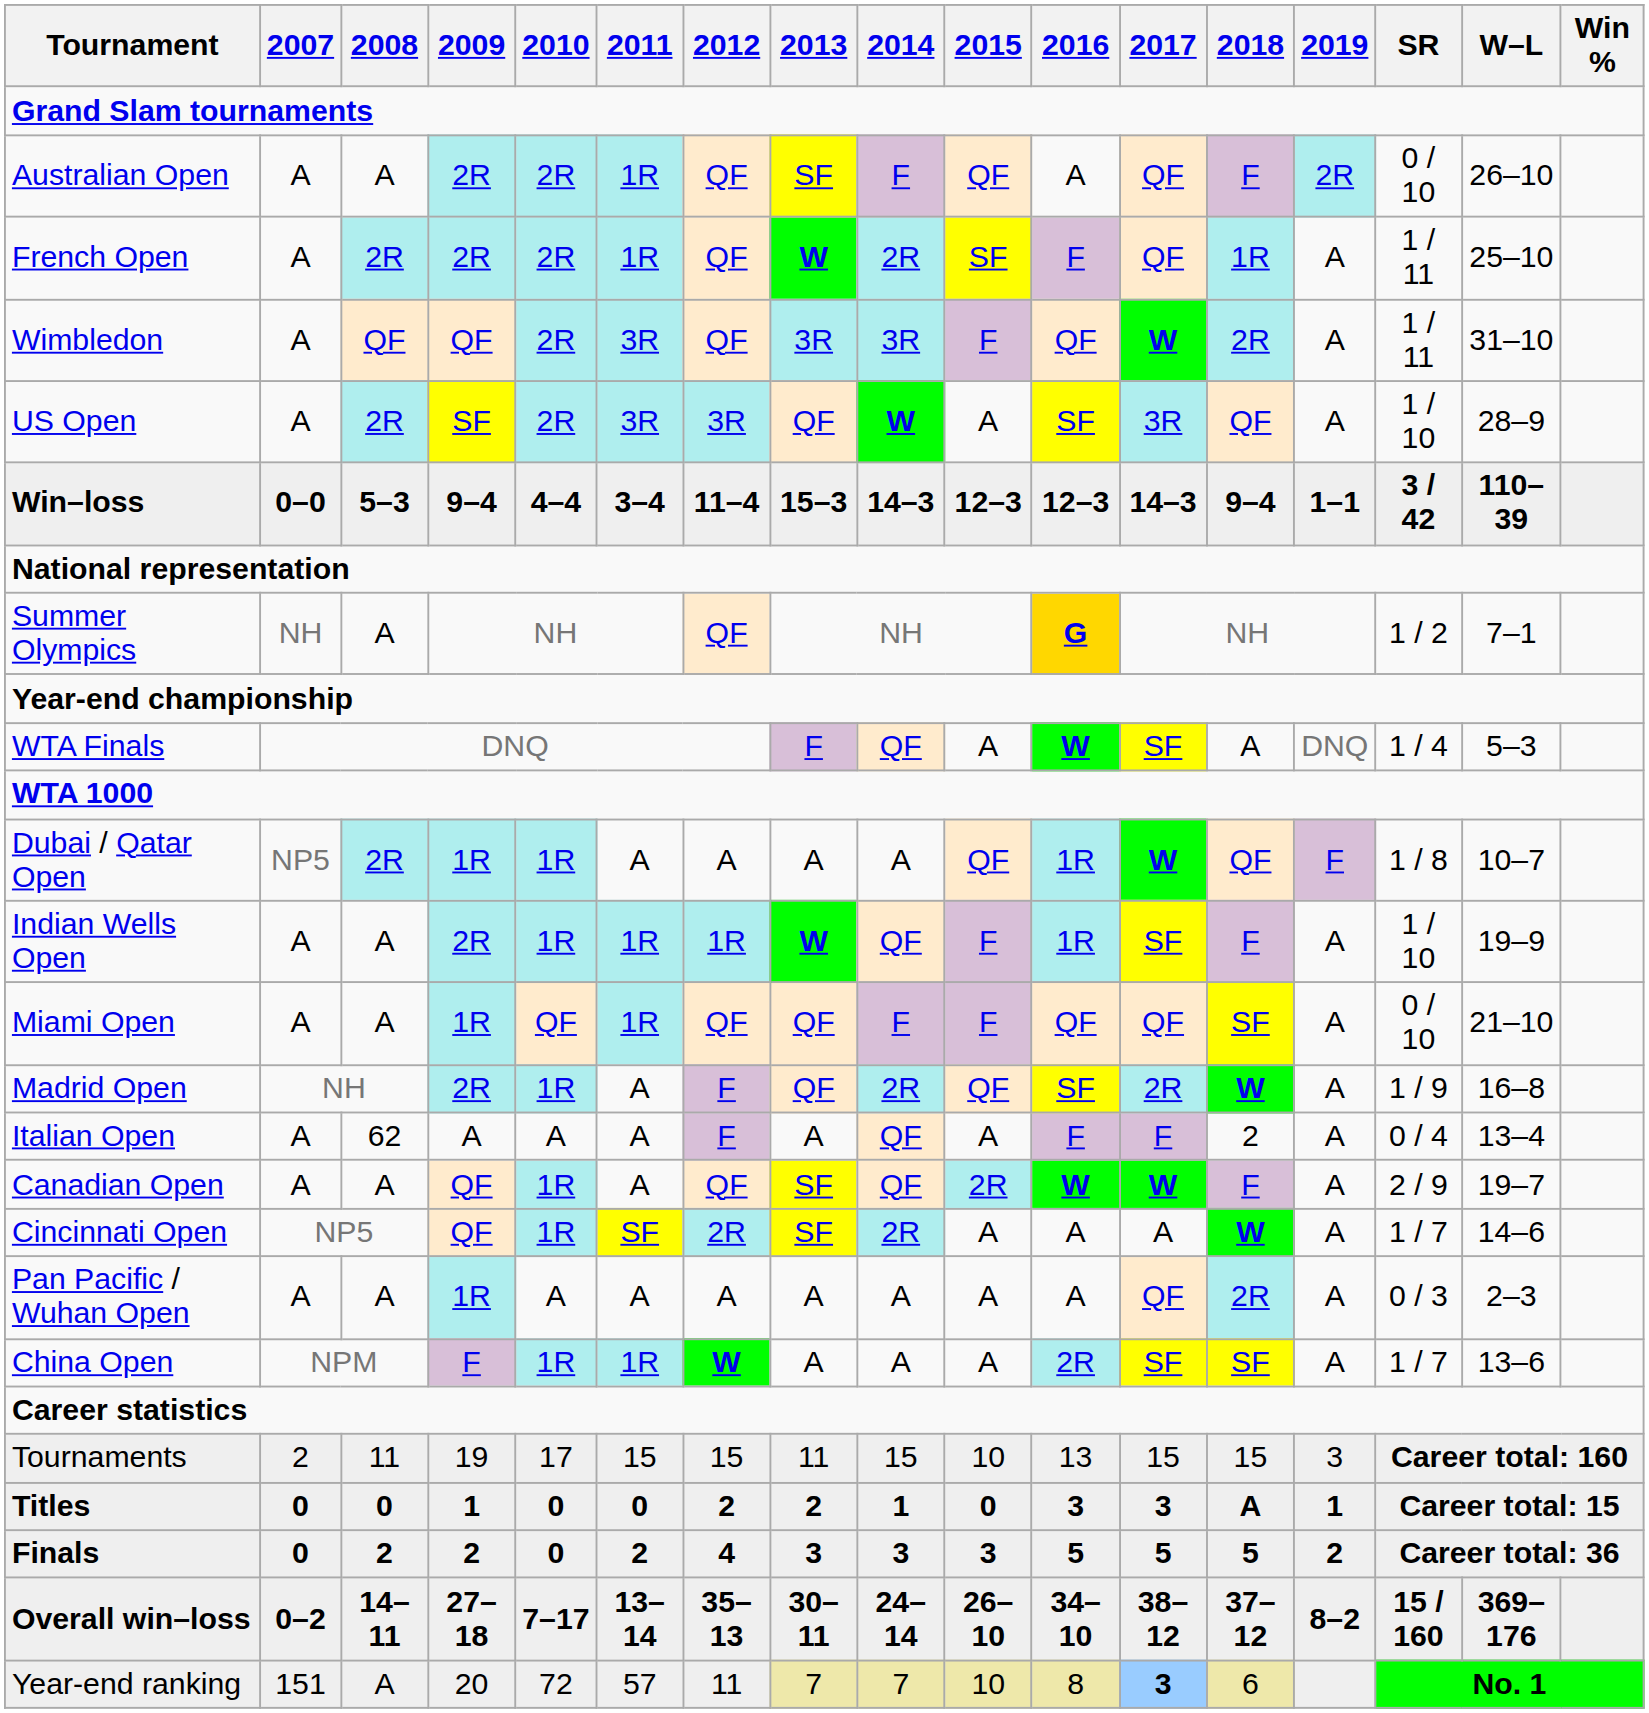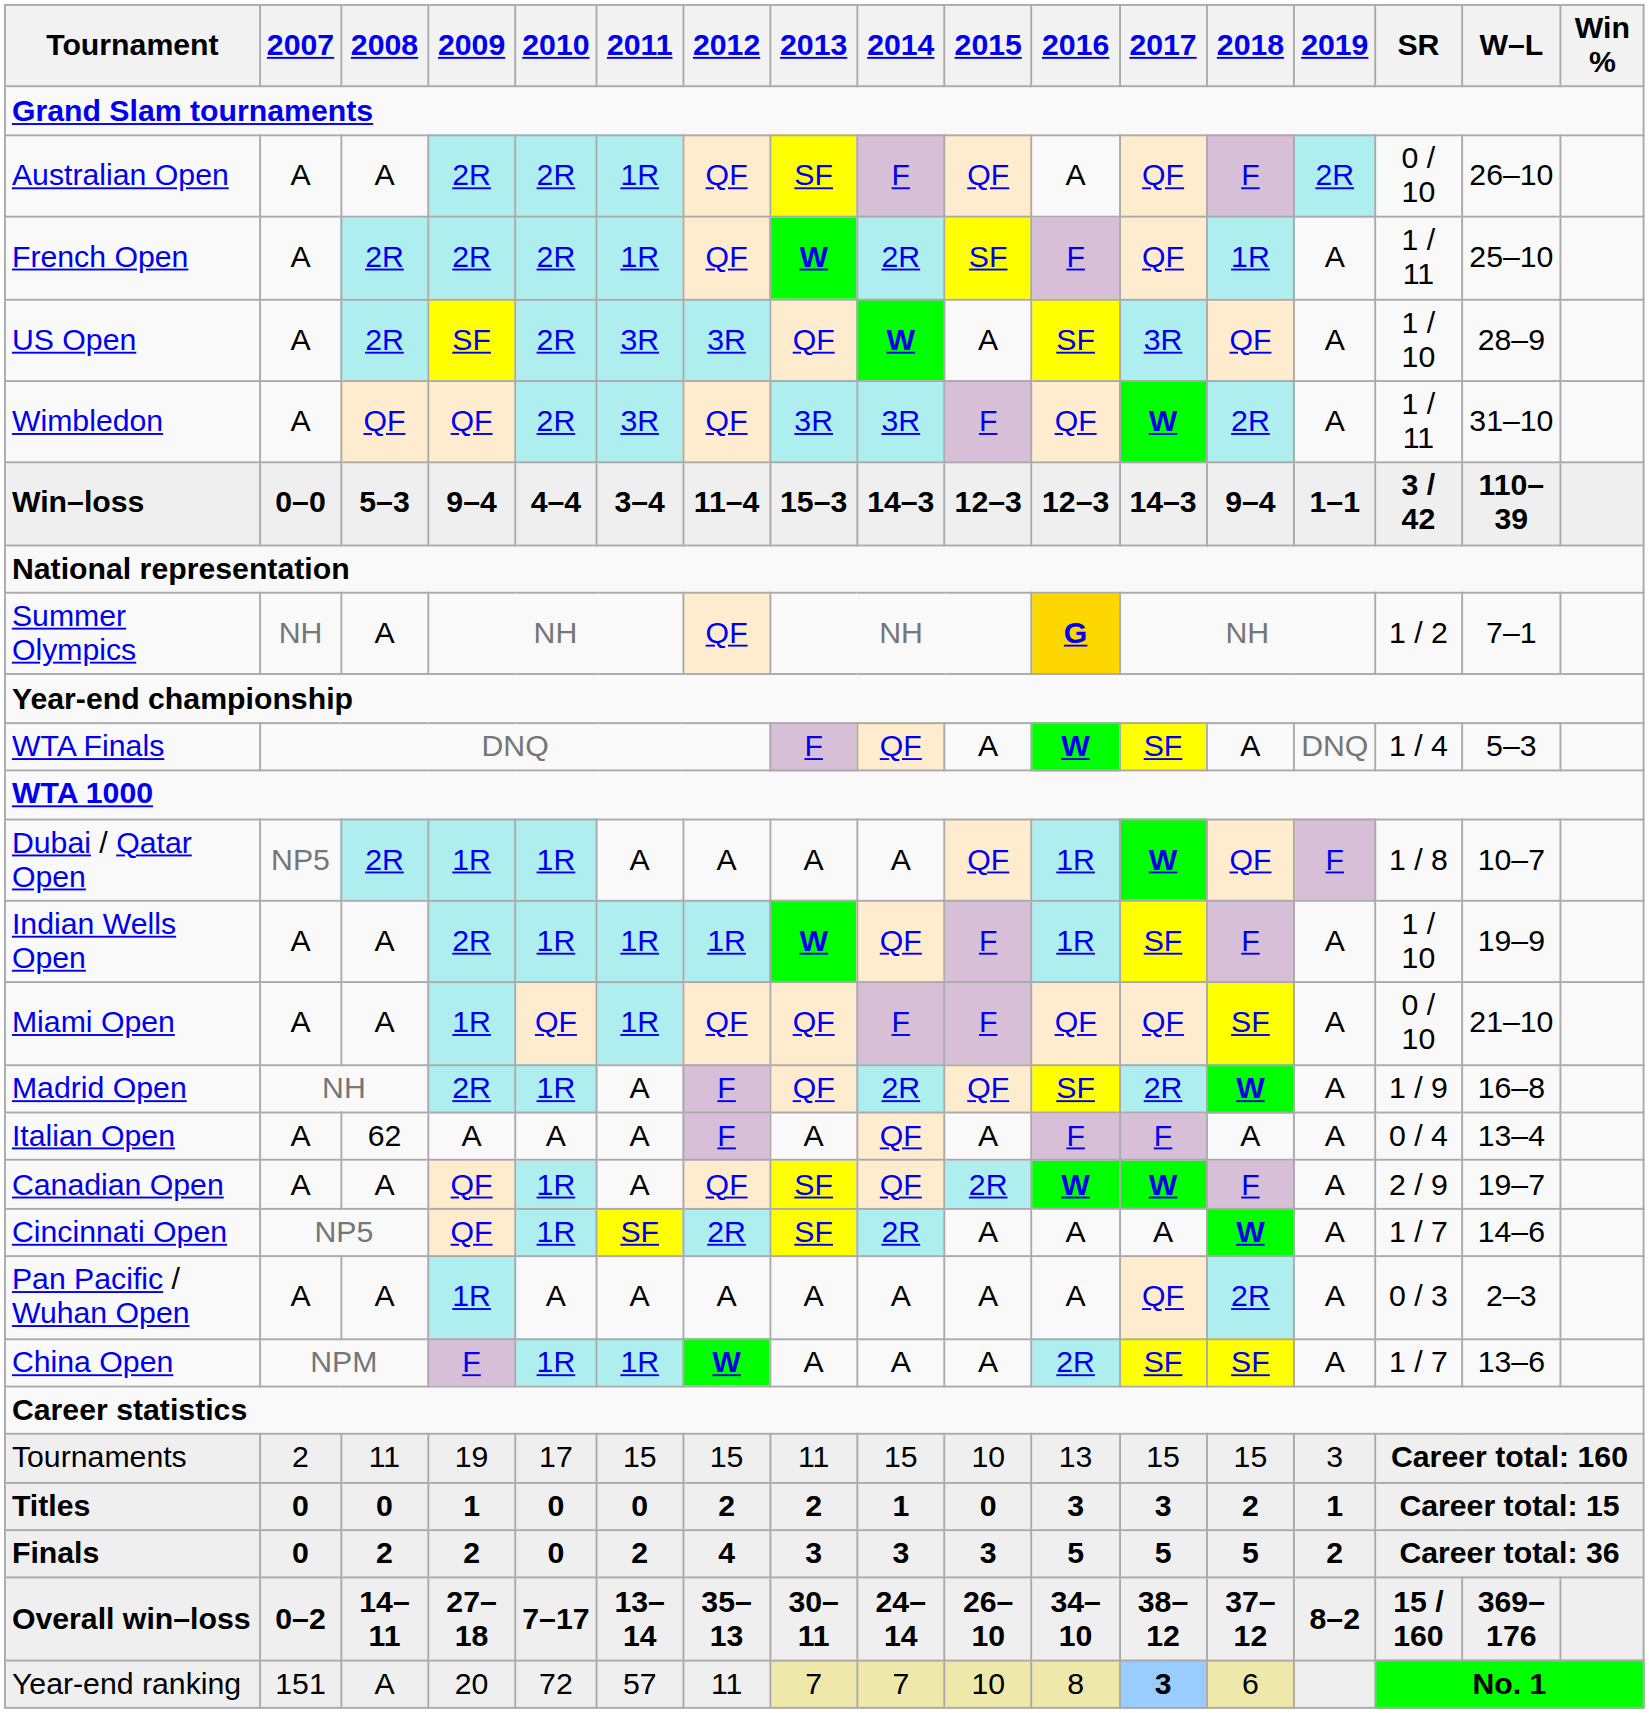rows swapped: (88, 339) <-> (74, 421)
(1250, 1136) 2 -> (1250, 1136) A
(1250, 1505) A -> (1250, 1505) 2
